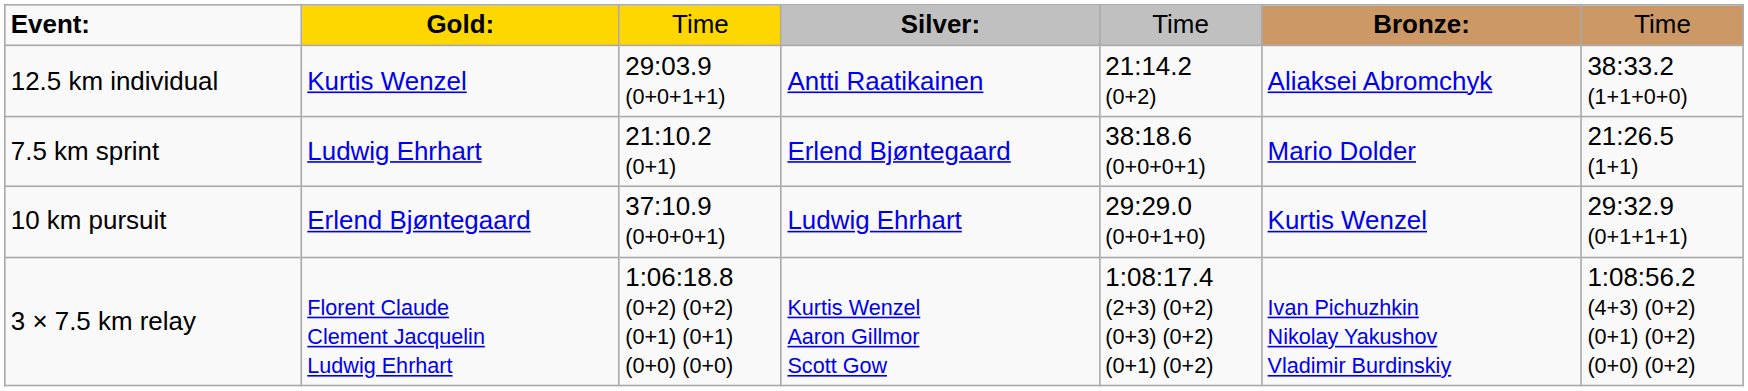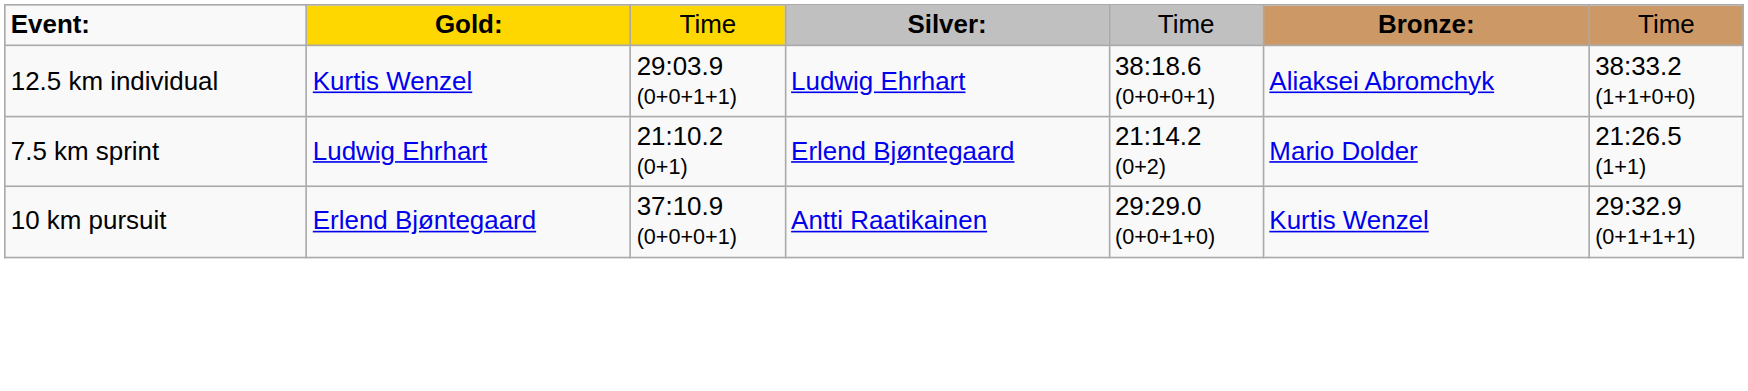(885, 80) Antti Raatikainen -> (878, 80) Ludwig Ehrhart
(1149, 80) 21:14.2 (0+2) -> (1165, 80) 38:18.6 (0+0+0+1)
(1156, 151) 38:18.6 (0+0+0+1) -> (1158, 151) 21:14.2 (0+2)
(875, 221) Ludwig Ehrhart -> (889, 221) Antti Raatikainen
- row: (103, 320)
